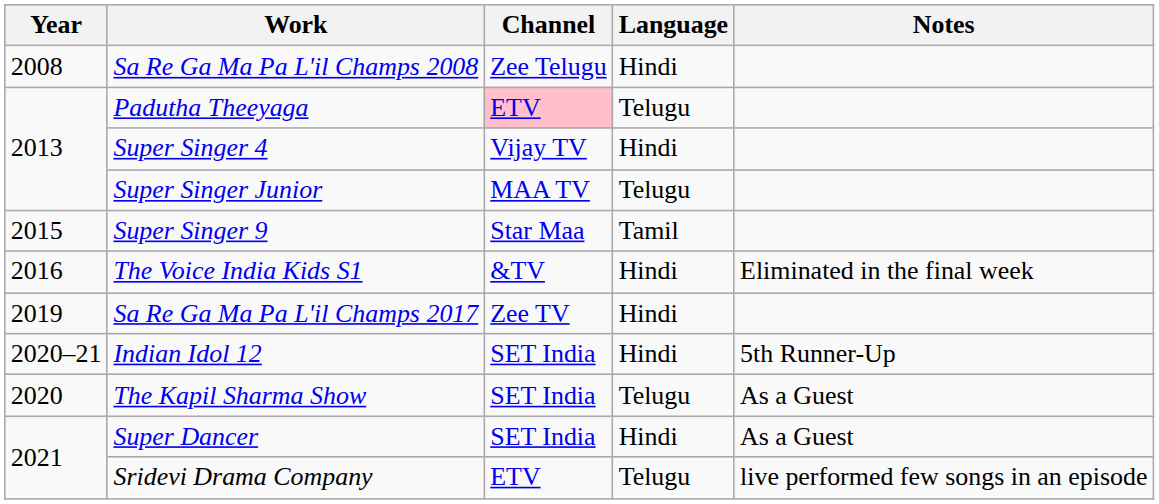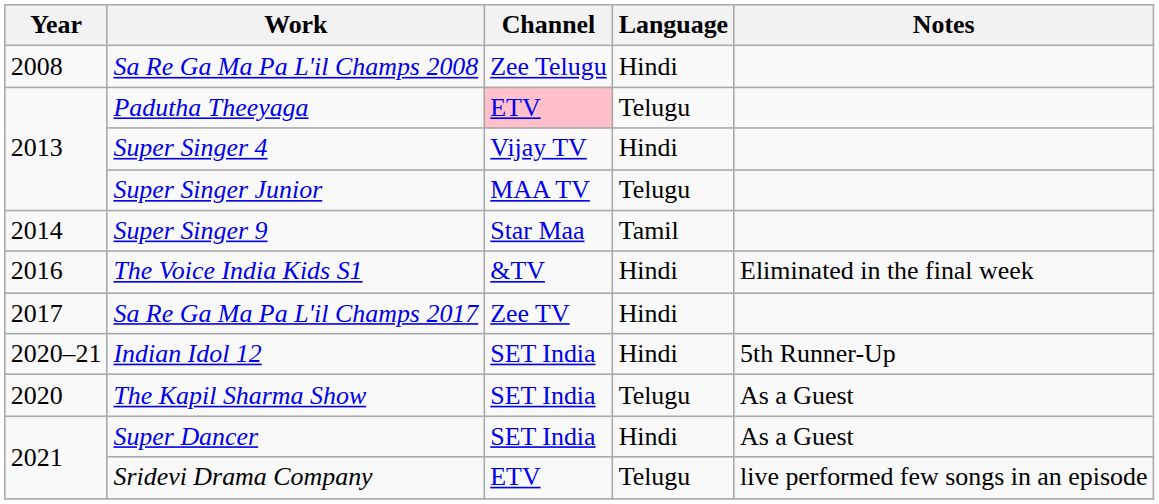(37, 230) 2015 -> (37, 230) 2014
(37, 312) 2019 -> (37, 312) 2017
